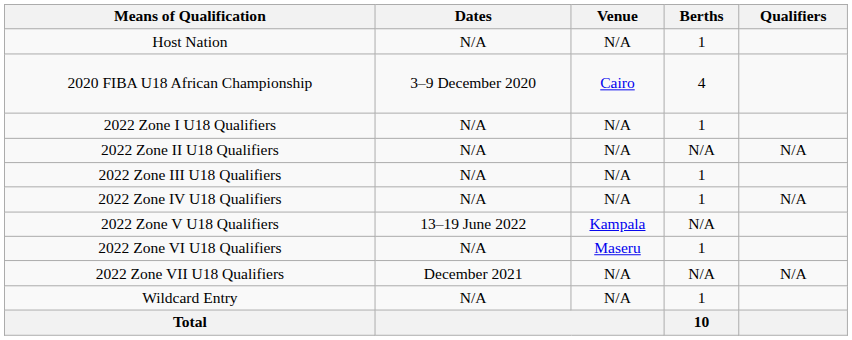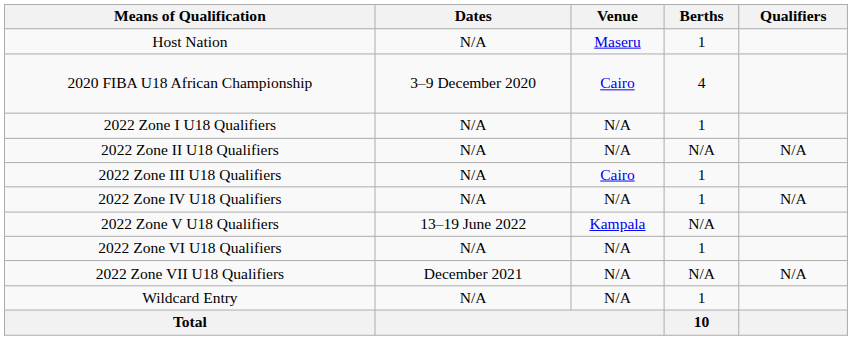(617, 41) N/A -> (617, 41) Maseru
(617, 174) N/A -> (617, 174) Cairo
(617, 248) Maseru -> (617, 248) N/A
